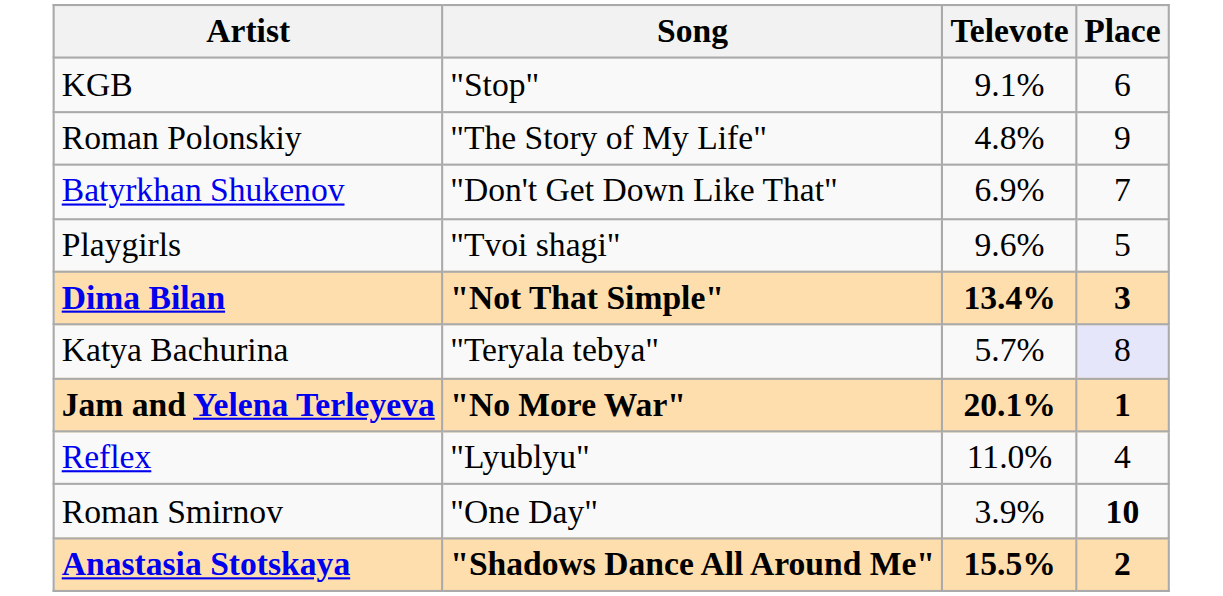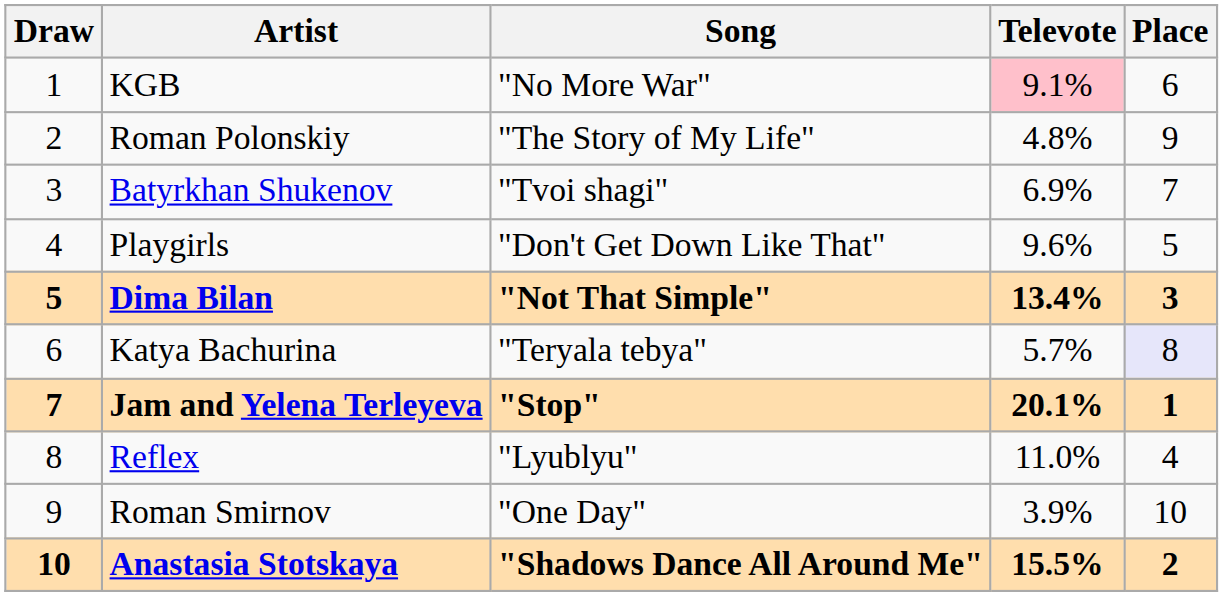+ column: (54, 31)
(495, 84) "Stop" -> (604, 84) "No More War"
(1010, 84) no background -> (1057, 84) pink background
(644, 191) "Don't Get Down Like That" -> (583, 191) "Tvoi shagi"
(535, 244) "Tvoi shagi" -> (692, 244) "Don't Get Down Like That"
(568, 404) "No More War" -> (549, 404) "Stop"
(1122, 510) bold -> (1170, 510) normal
